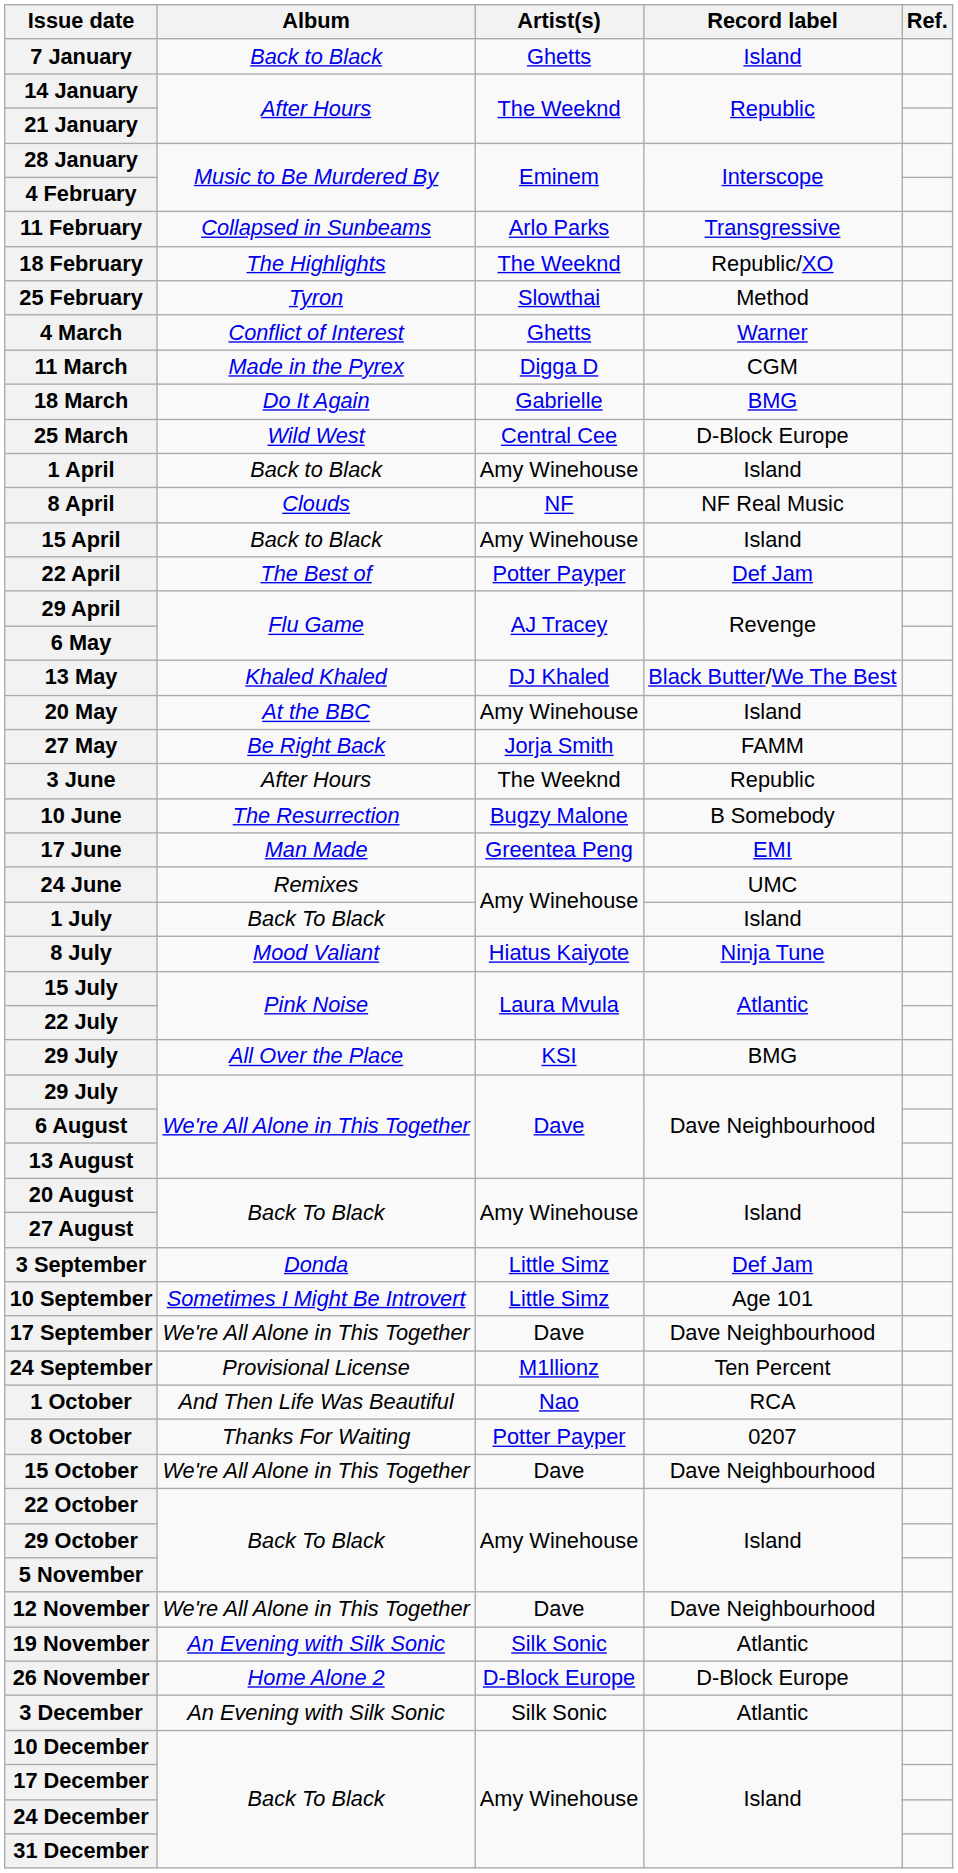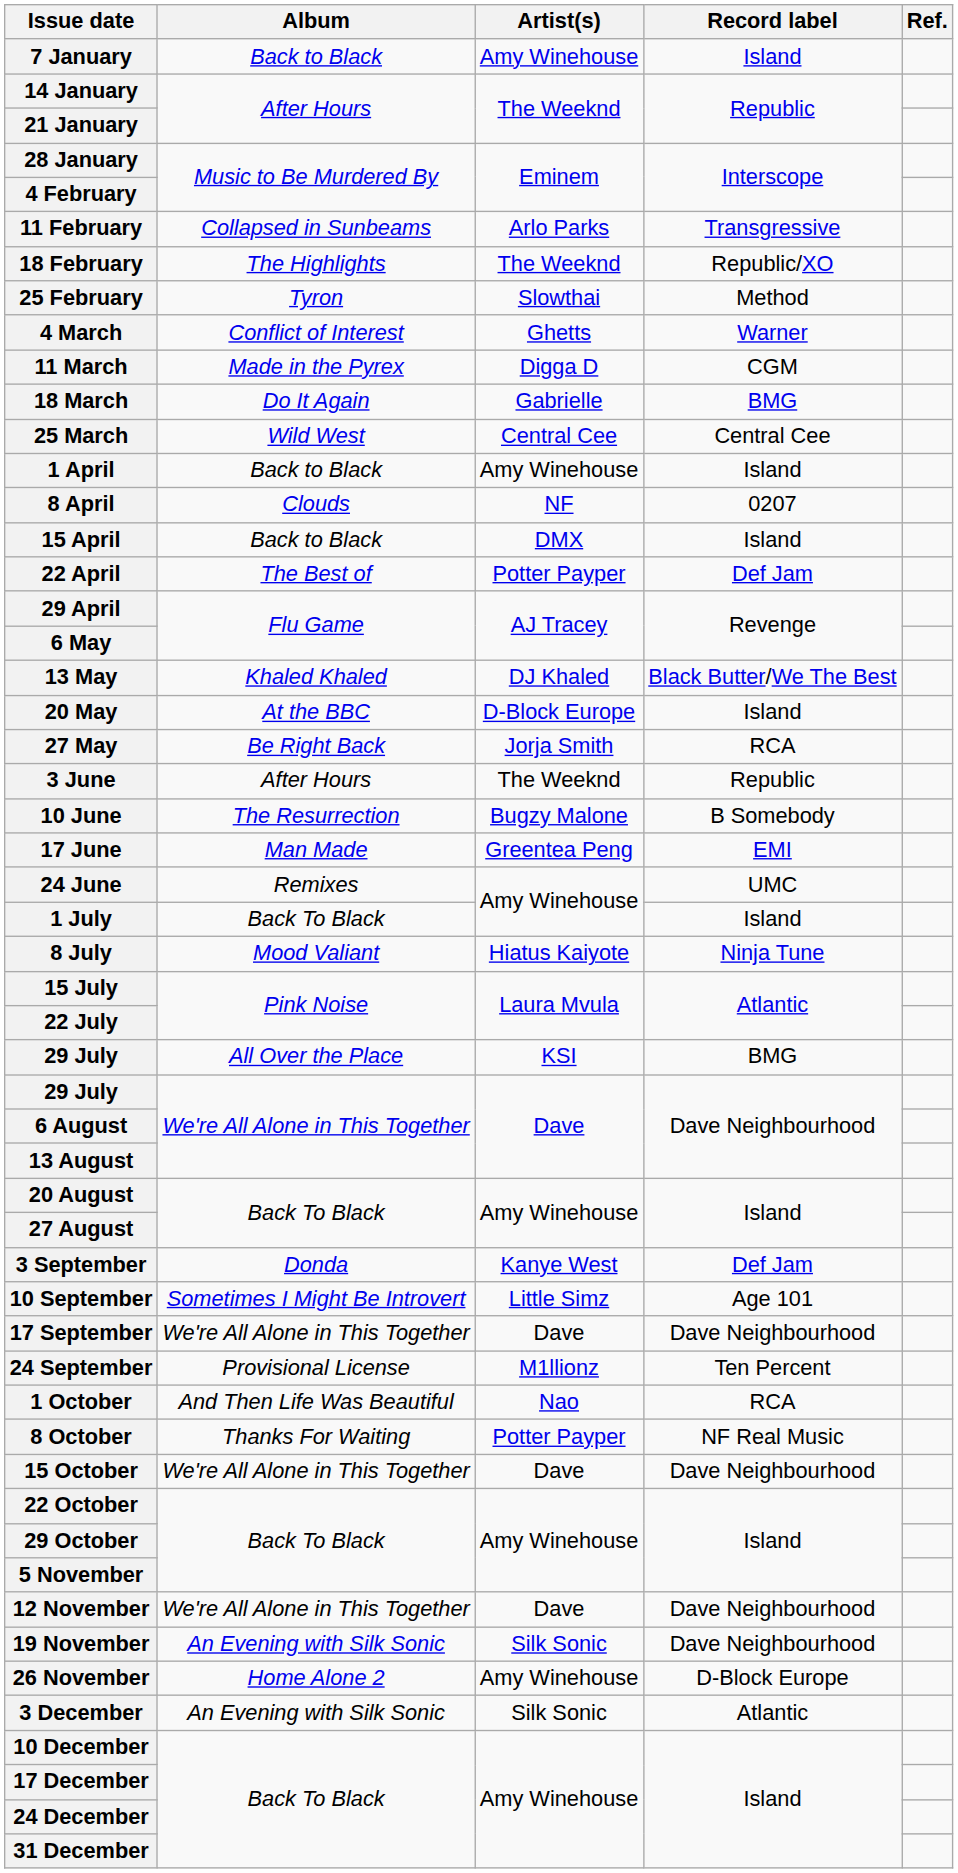(559, 56) Ghetts -> (559, 56) Amy Winehouse
(772, 435) D-Block Europe -> (772, 435) Central Cee
(772, 504) NF Real Music -> (772, 504) 0207
(559, 539) Amy Winehouse -> (559, 539) DMX
(559, 711) Amy Winehouse -> (559, 711) D-Block Europe
(772, 746) FAMM -> (772, 746) RCA
(559, 1264) Little Simz -> (559, 1264) Kanye West
(772, 1436) 0207 -> (772, 1436) NF Real Music
(772, 1643) Atlantic -> (772, 1643) Dave Neighbourhood
(559, 1678) D-Block Europe -> (559, 1678) Amy Winehouse
